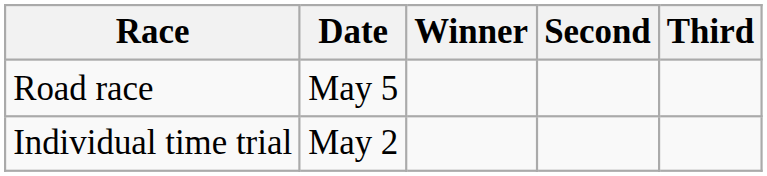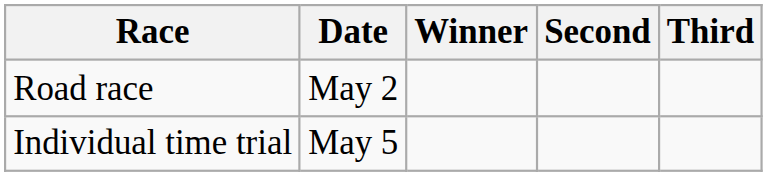(353, 87) May 5 -> (353, 87) May 2
(353, 142) May 2 -> (353, 142) May 5
